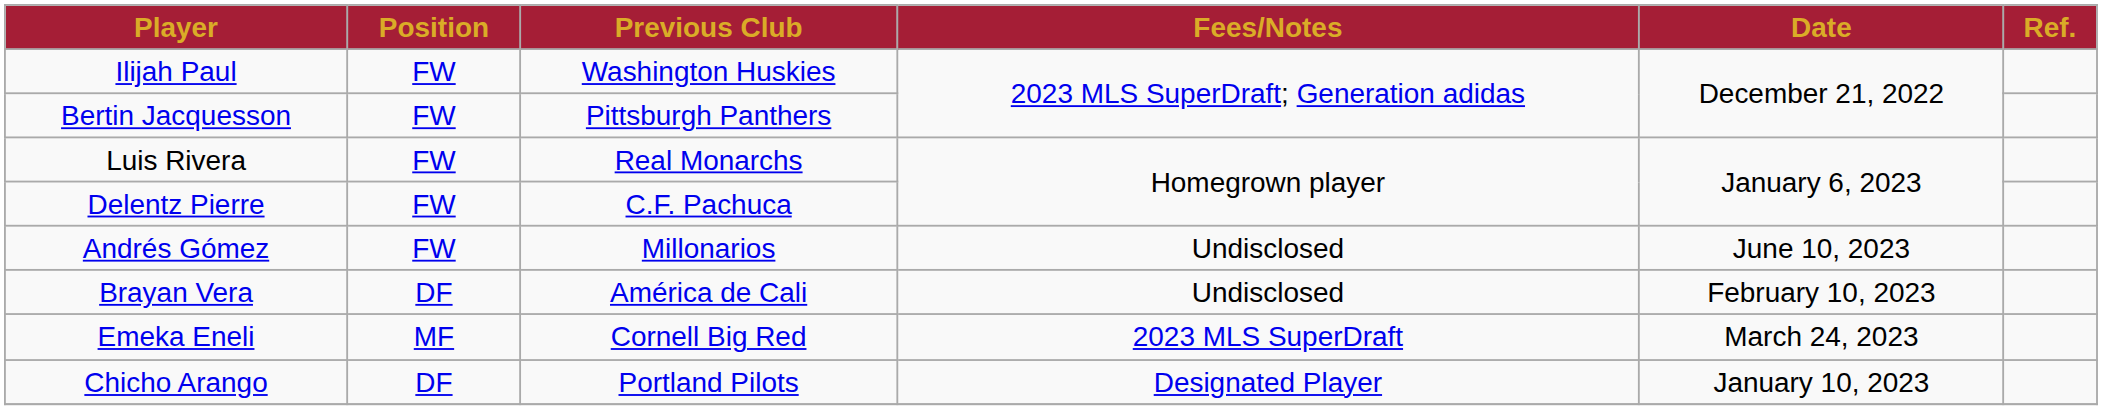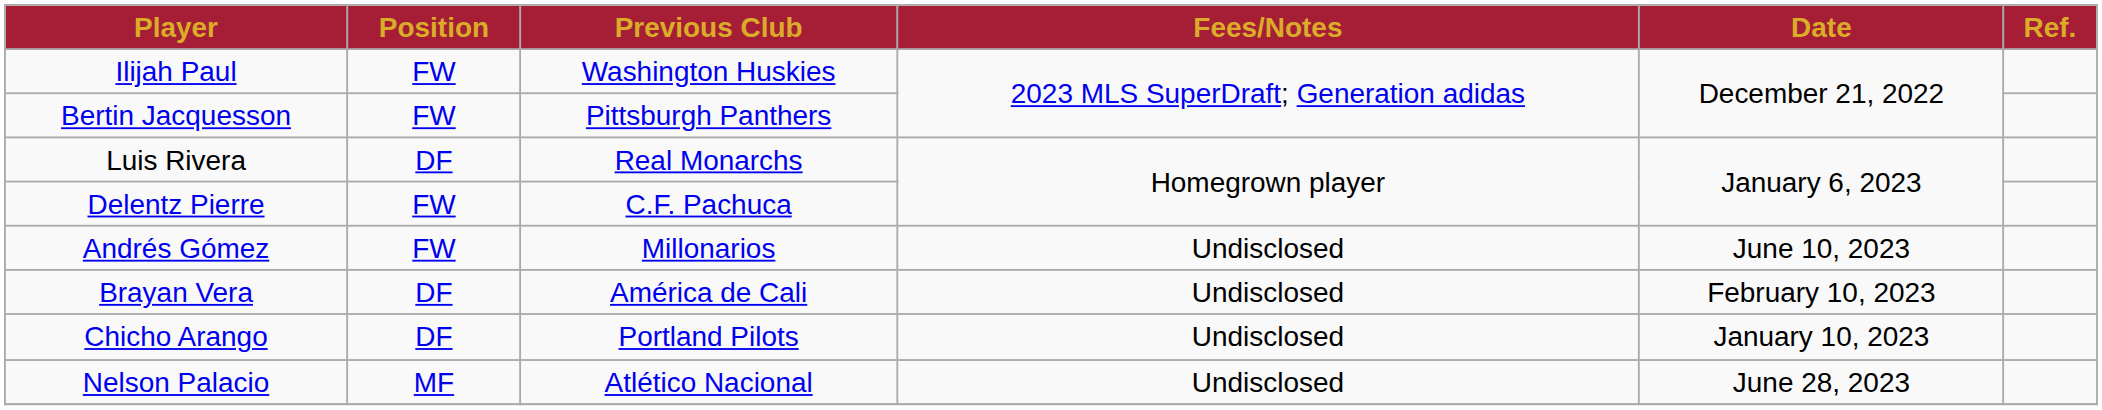(434, 160) FW -> (434, 160) DF
- row: (176, 337)
(1268, 381) Designated Player -> (1268, 337) Undisclosed
+ row: (176, 381)
